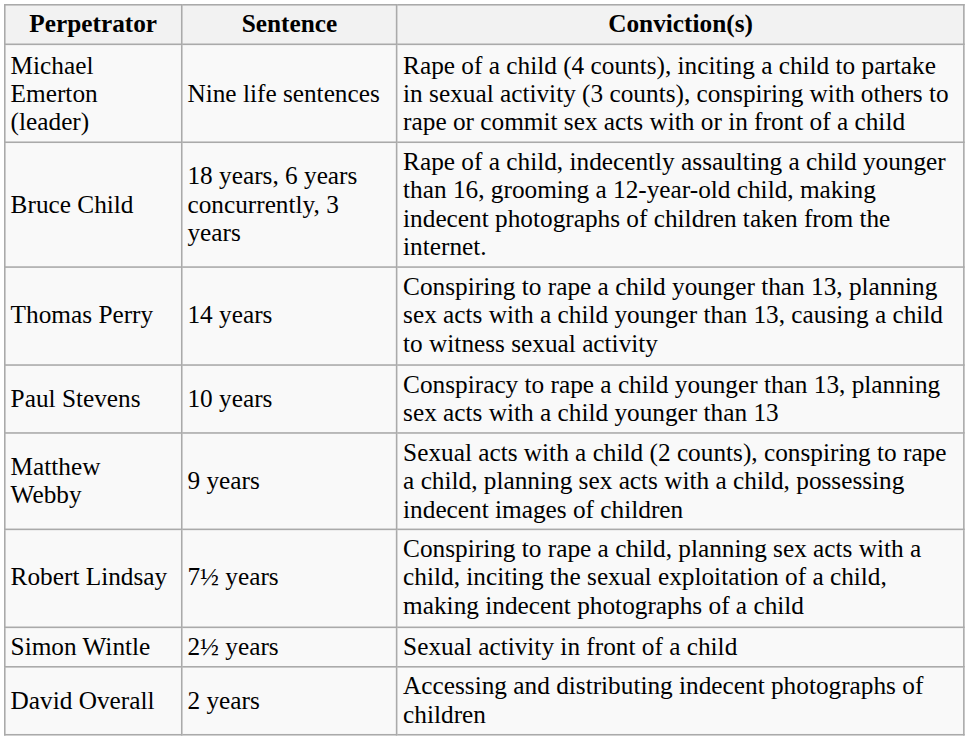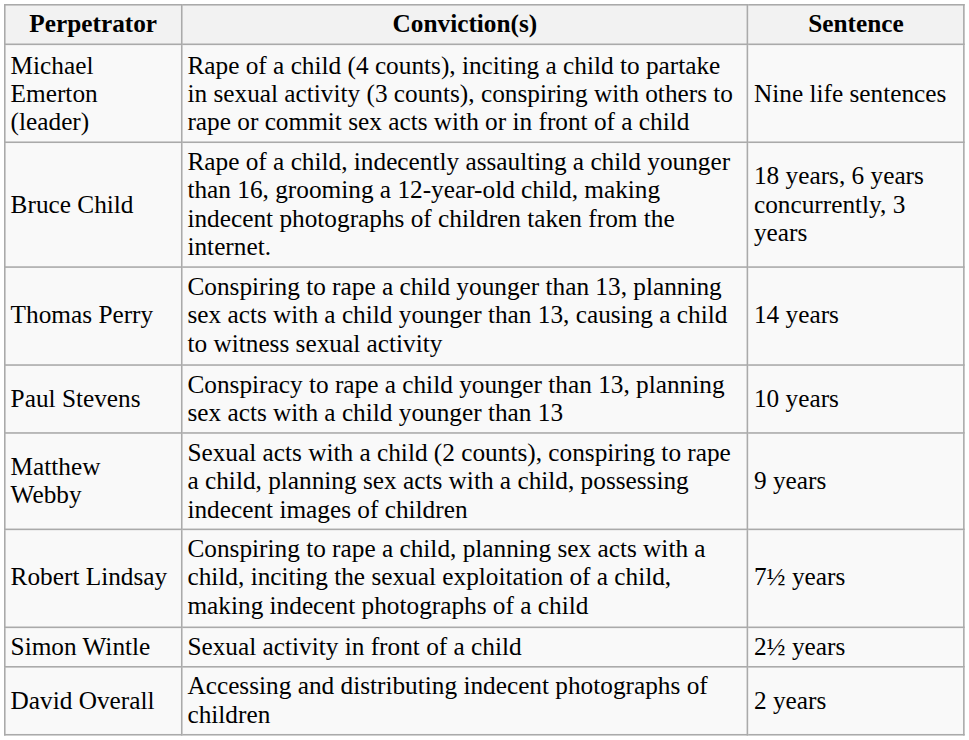columns swapped: (681, 24) <-> (289, 24)
